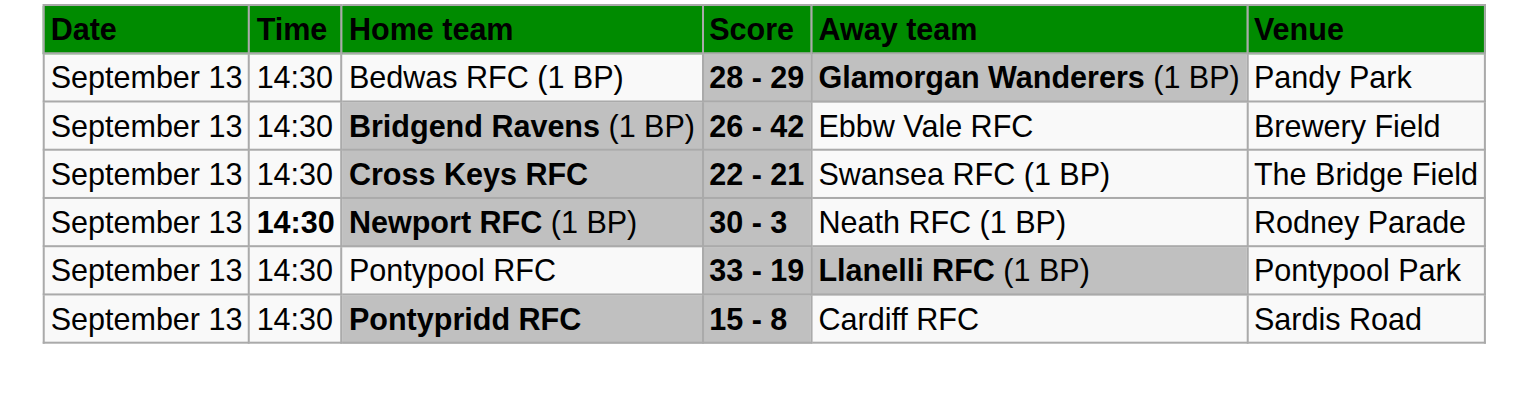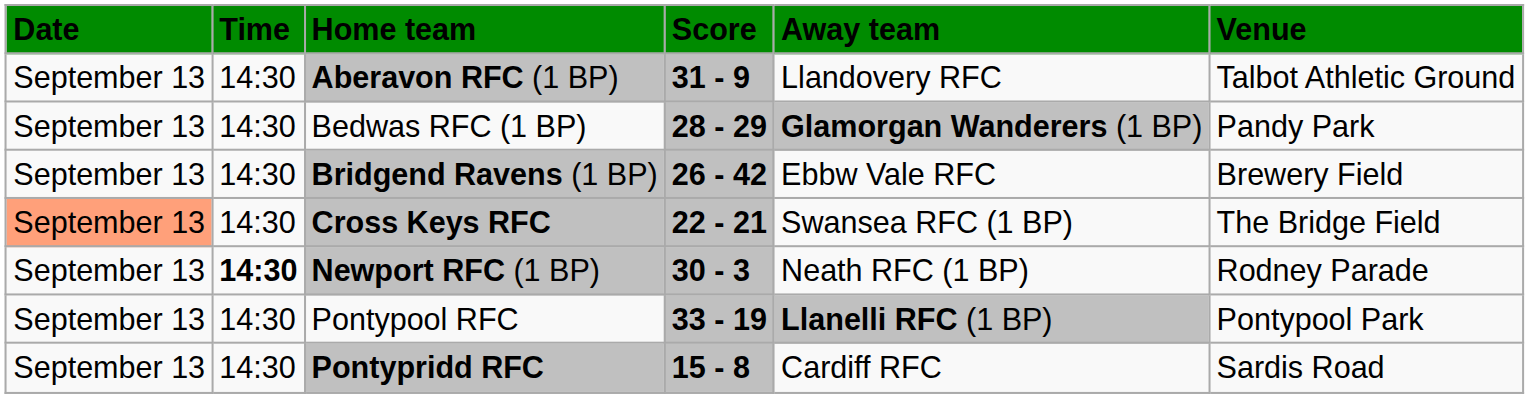+ row: (465, 78)
(147, 174) no background -> (109, 223) lightsalmon background
